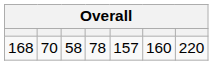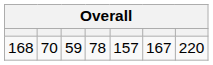(73, 48) 58 -> (73, 48) 59
(159, 48) 160 -> (159, 48) 167
